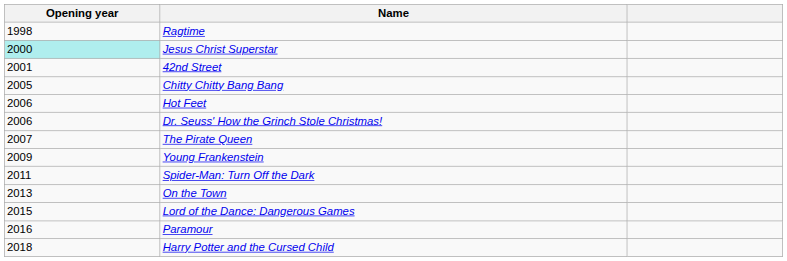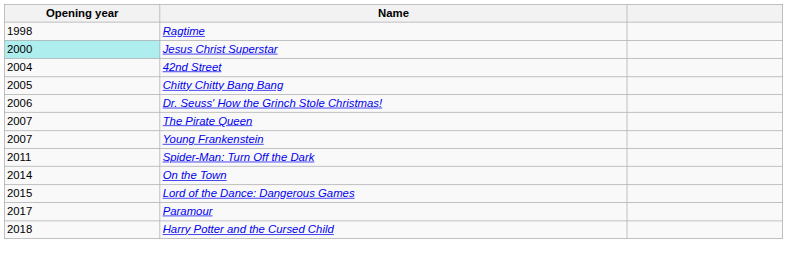(20, 67) 2001 -> (20, 67) 2004
- row: (184, 103)
(20, 157) 2009 -> (20, 139) 2007
(20, 193) 2013 -> (20, 175) 2014
(20, 229) 2016 -> (20, 211) 2017
